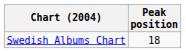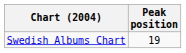(154, 40) 18 -> (154, 40) 19
